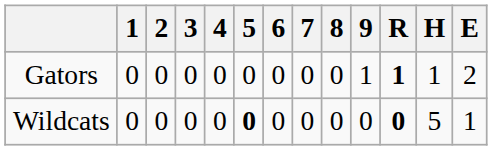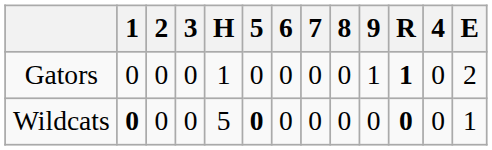columns swapped: (220, 28) <-> (434, 28)
(132, 121) normal -> (132, 121) bold
